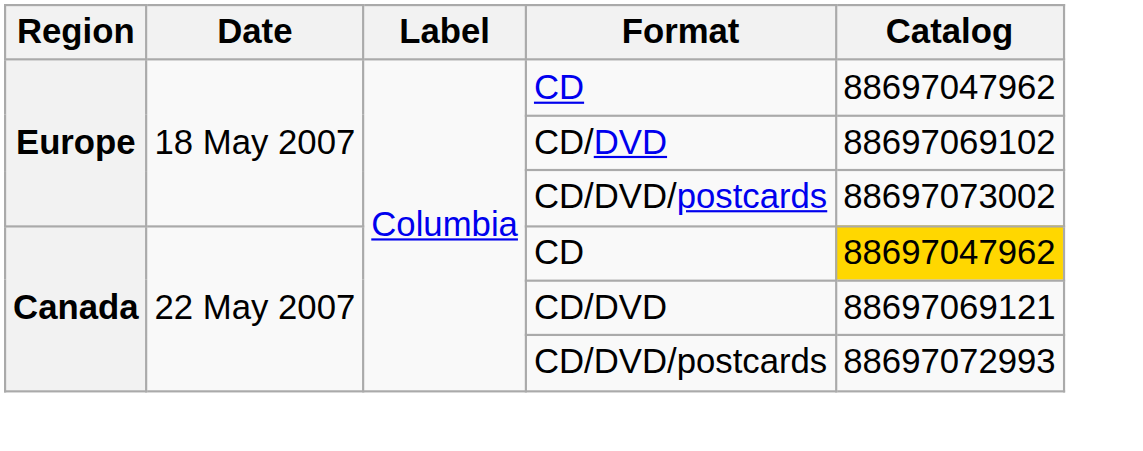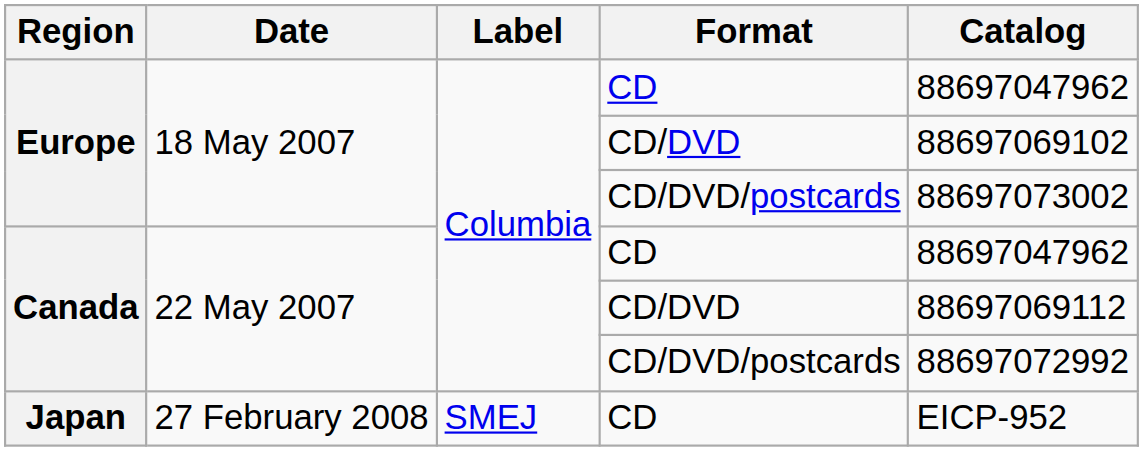(949, 252) gold background -> (1023, 252) no background
(949, 307) 88697069121 -> (1022, 307) 88697069112
(949, 362) 88697072993 -> (1023, 362) 88697072992
+ row: (76, 417)
